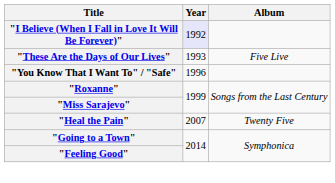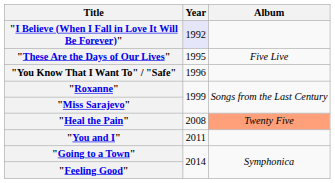(196, 56) 1993 -> (196, 56) 1995
(196, 121) 2007 -> (196, 121) 2008
(269, 121) no background -> (269, 121) lightsalmon background
+ row: (94, 137)
